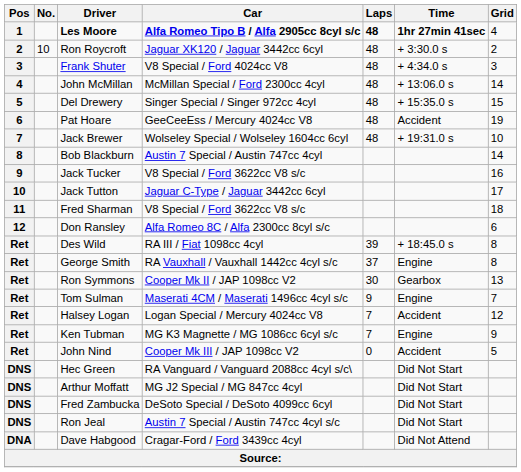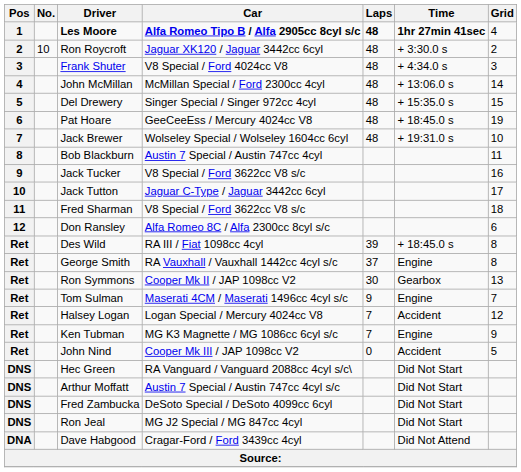(419, 120) Accident -> (426, 120) + 18:45.0 s
(497, 155) 14 -> (497, 155) 11
(223, 387) MG J2 Special / MG 847cc 4cyl -> (242, 387) Austin 7 Special / Austin 747cc 4cyl s/c
(242, 422) Austin 7 Special / Austin 747cc 4cyl s/c -> (223, 422) MG J2 Special / MG 847cc 4cyl
